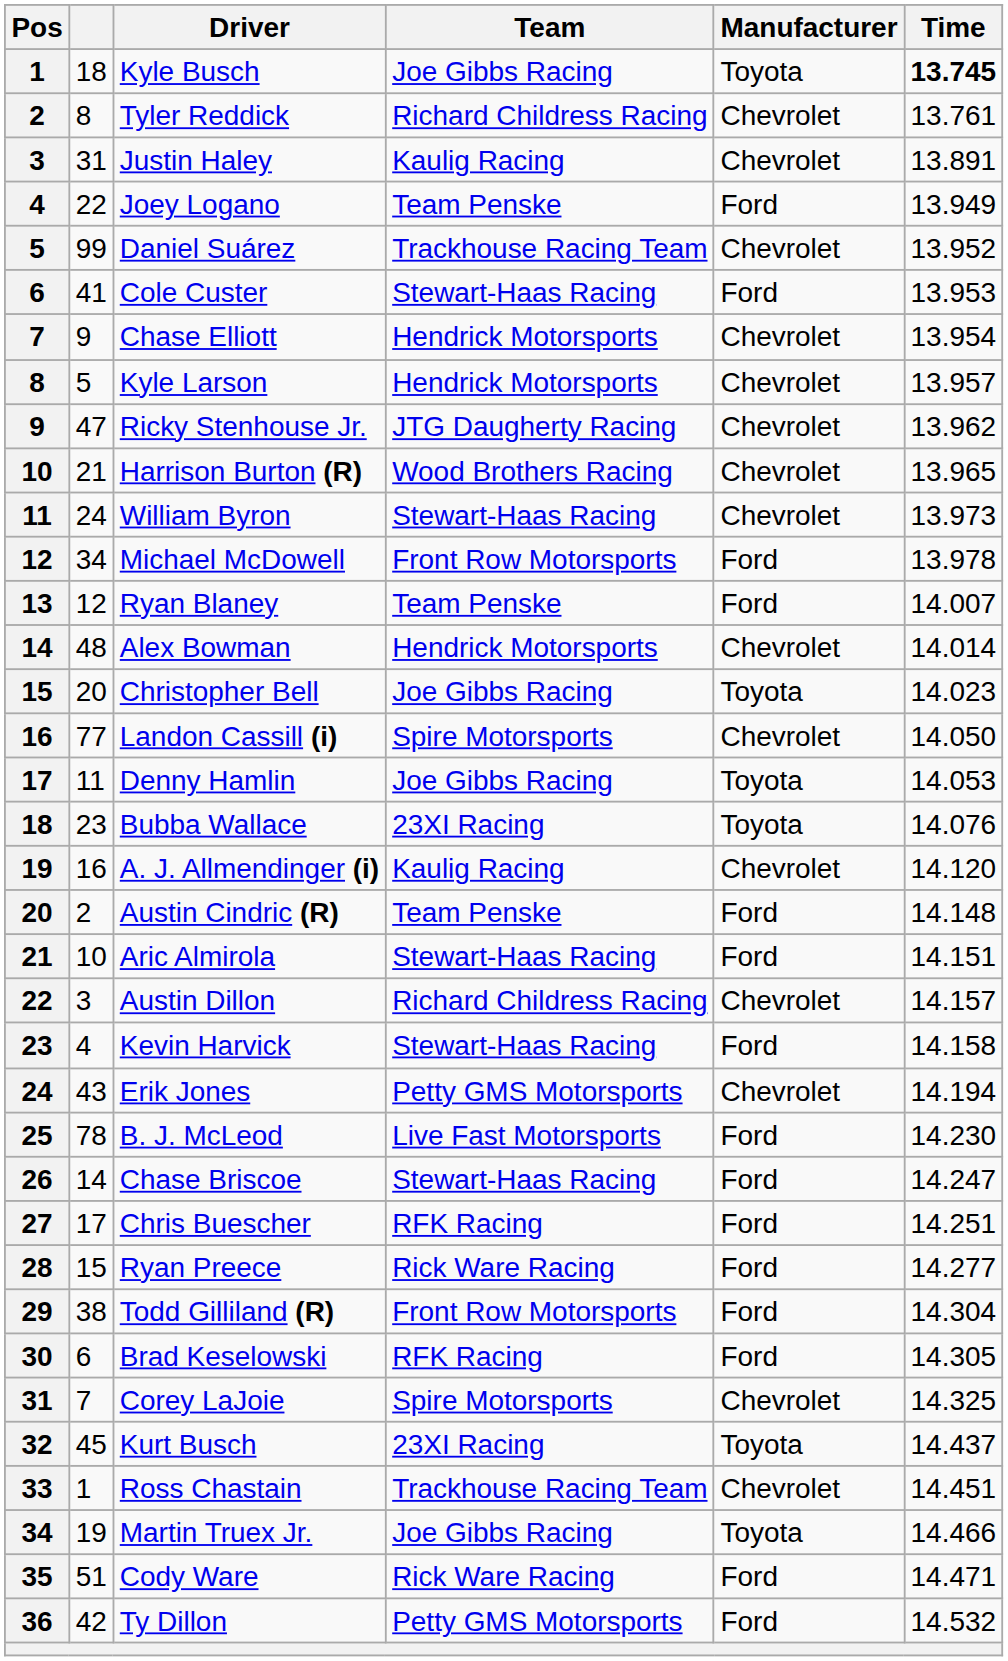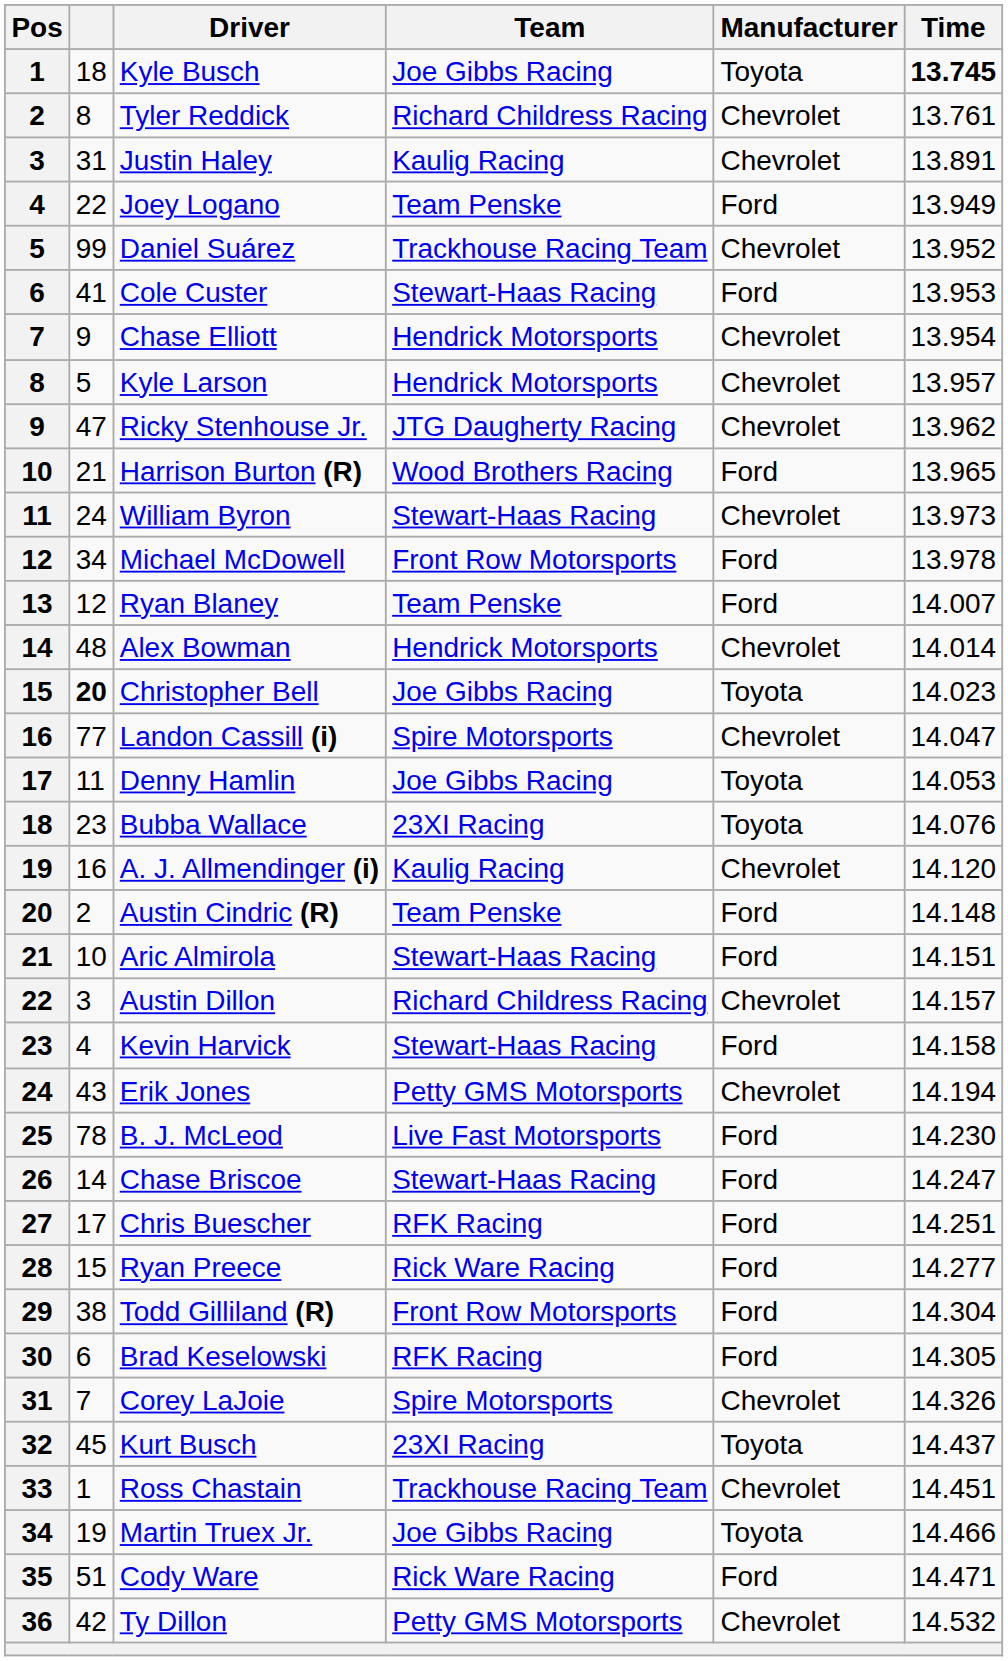(780, 470) Chevrolet -> (749, 470) Ford
(91, 691) normal -> (91, 691) bold
(953, 736) 14.050 -> (953, 736) 14.047
(953, 1400) 14.325 -> (953, 1400) 14.326
(749, 1621) Ford -> (780, 1621) Chevrolet
